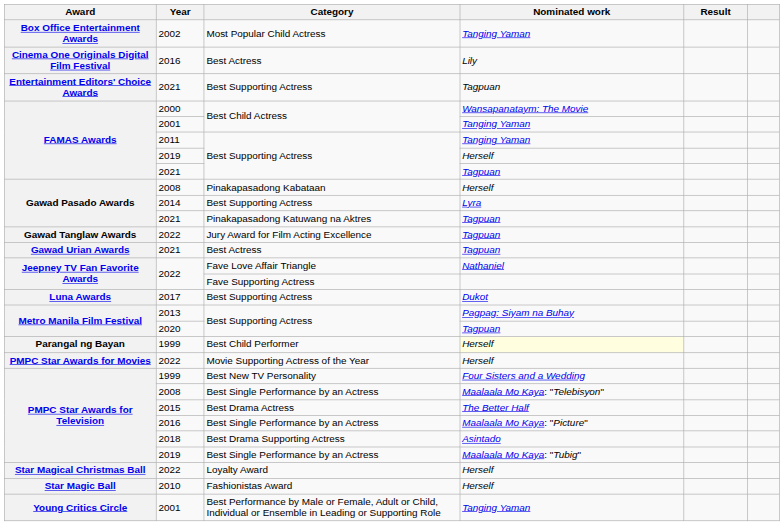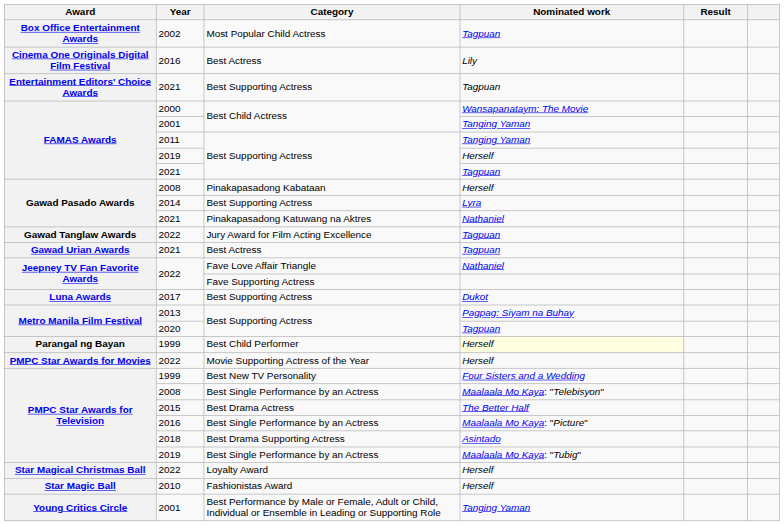(496, 33) Tanging Yaman -> (481, 33) Tagpuan
(481, 218) Tagpuan -> (483, 218) Nathaniel
